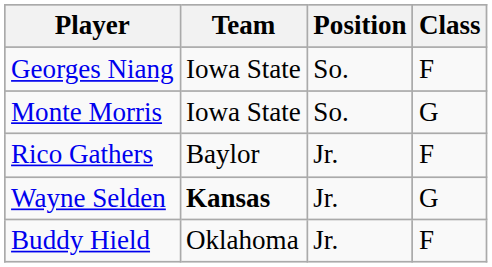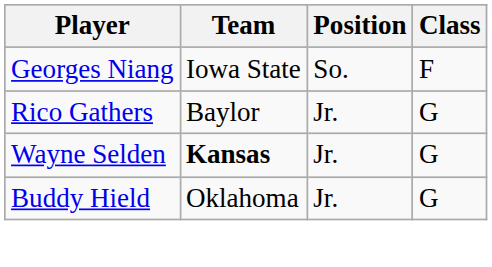- row: (87, 111)
(427, 154) F -> (429, 111) G
(427, 240) F -> (429, 197) G
